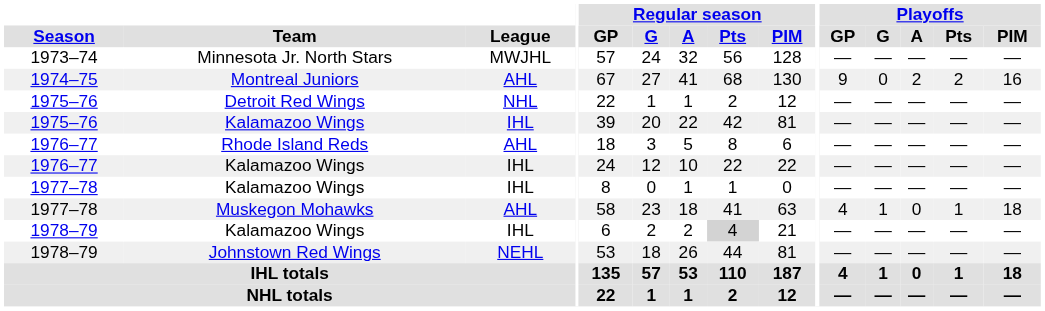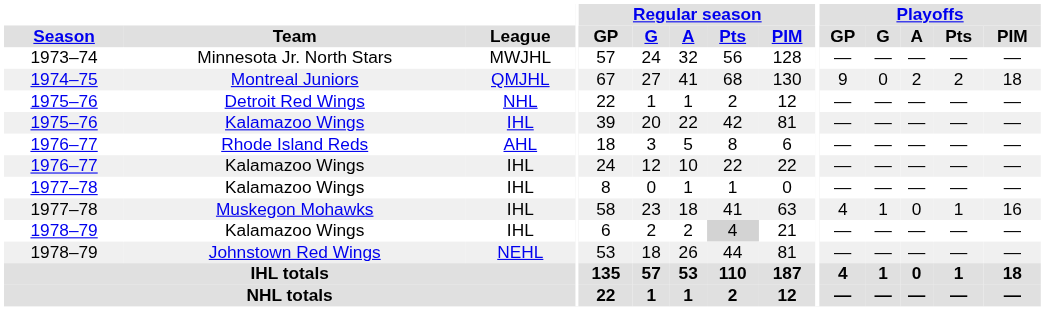(520, 79) AHL -> (520, 79) QMJHL
(1012, 79) 16 -> (1012, 79) 18
(520, 209) AHL -> (520, 209) IHL
(1012, 209) 18 -> (1012, 209) 16
